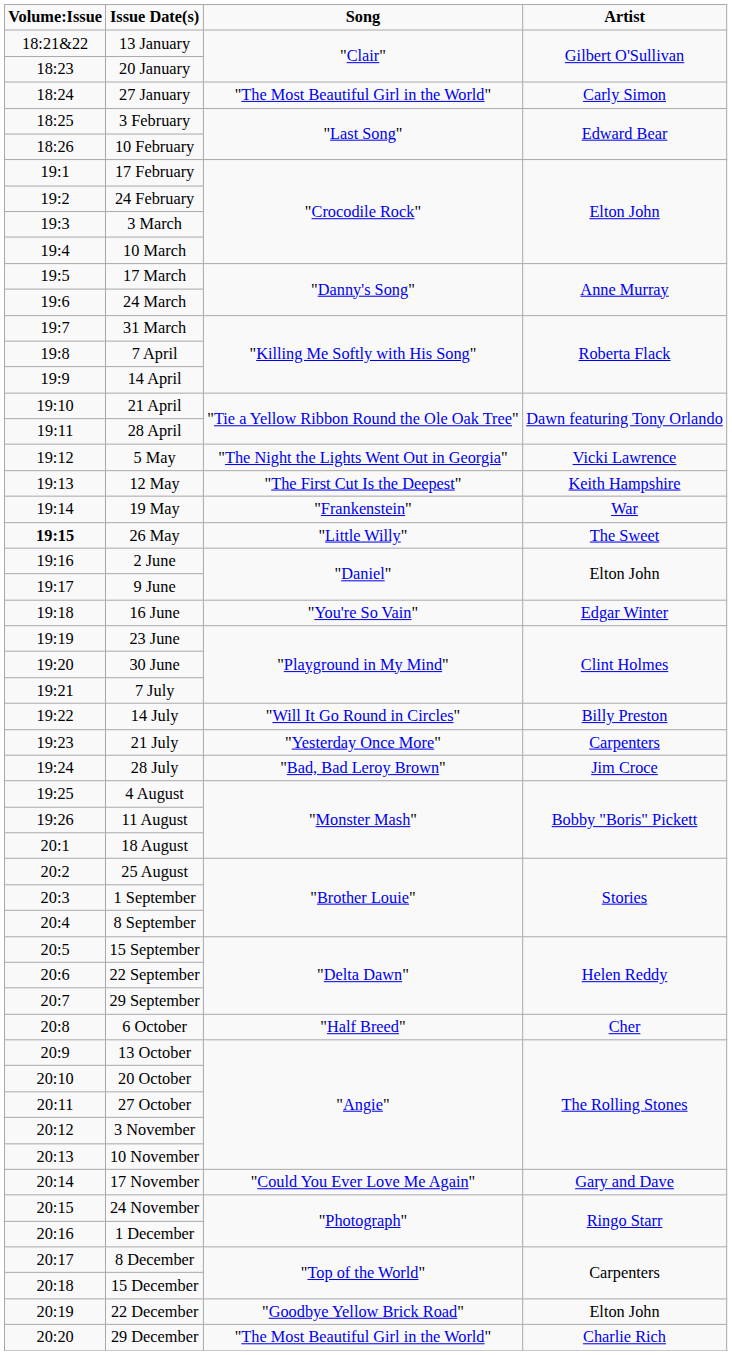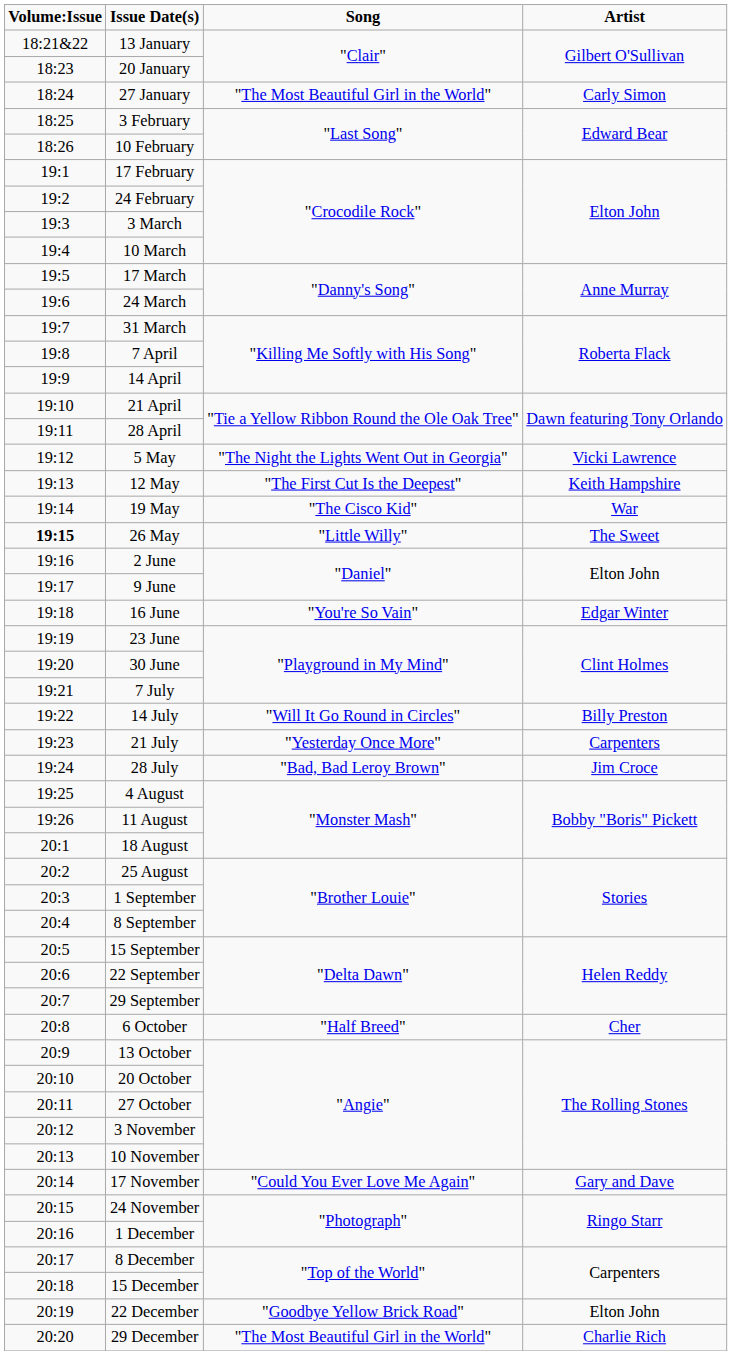(363, 509) "Frankenstein" -> (363, 509) "The Cisco Kid"
